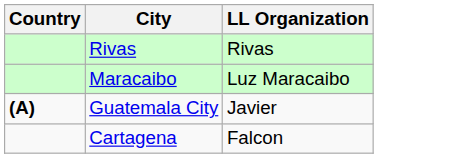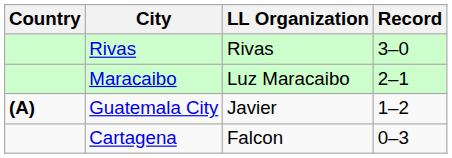+ column: (410, 19)
